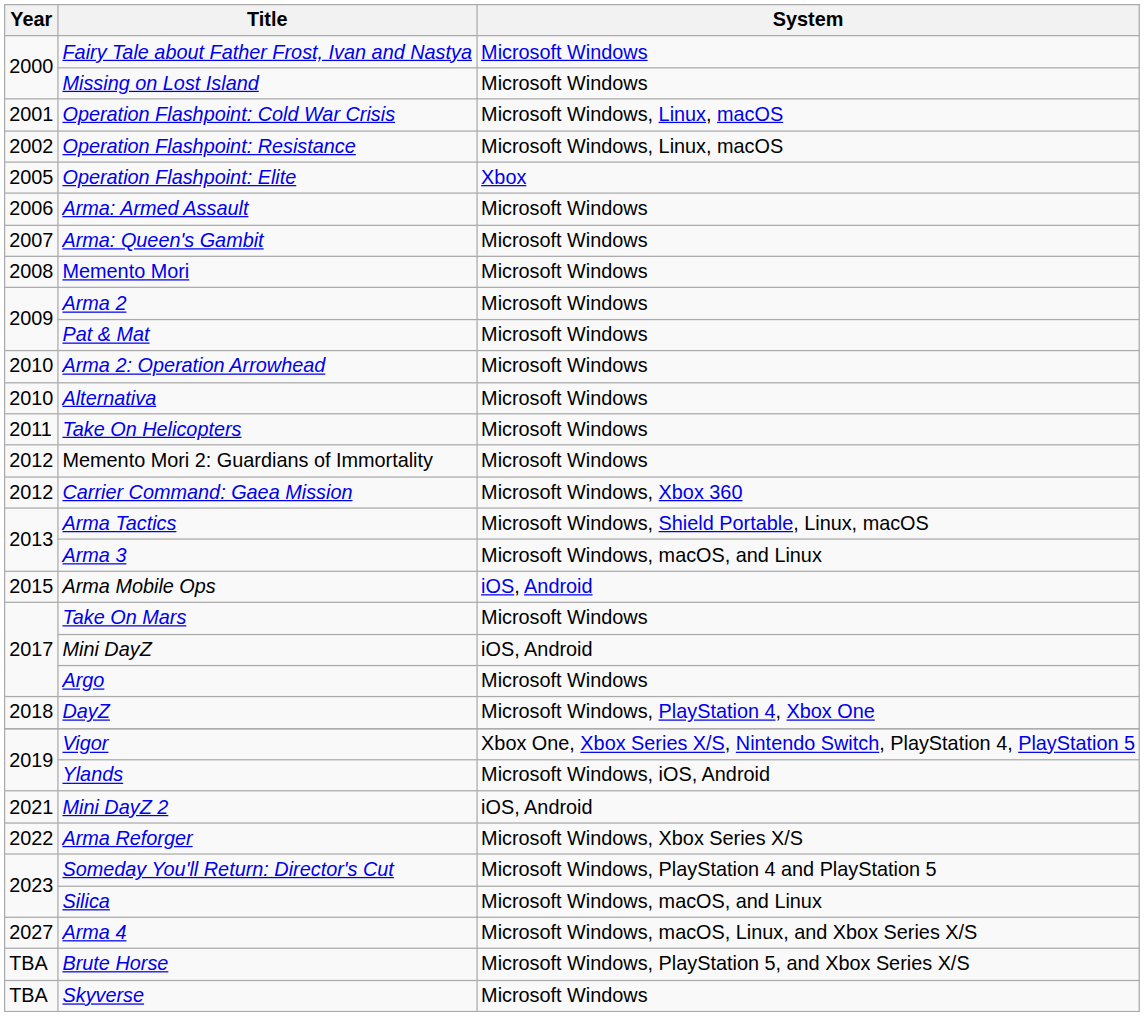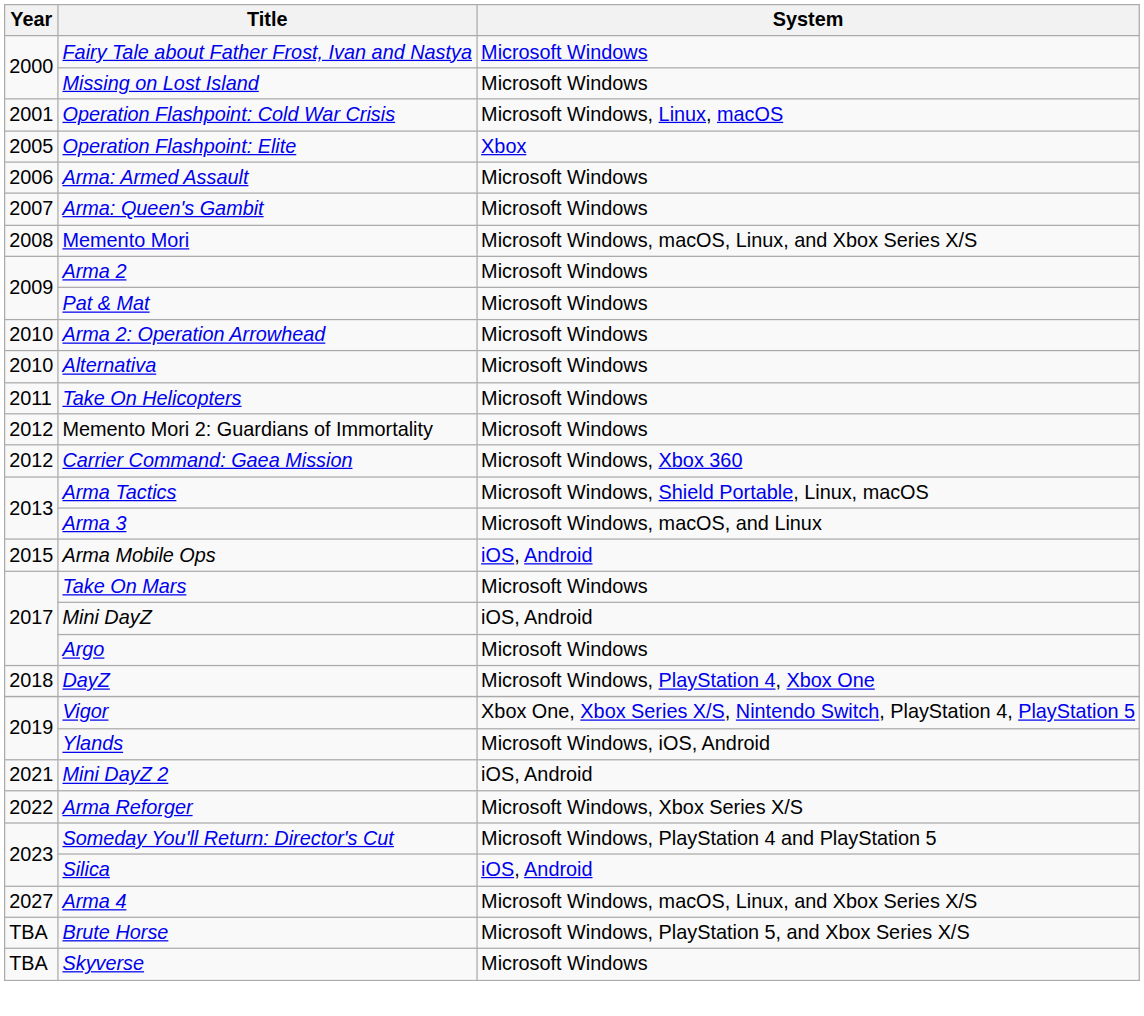- row: (209, 146)
(564, 271) Microsoft Windows -> (729, 240) Microsoft Windows, macOS, Linux, and Xbox Series X/S
(651, 901) Microsoft Windows, macOS, and Linux -> (537, 869) iOS, Android
